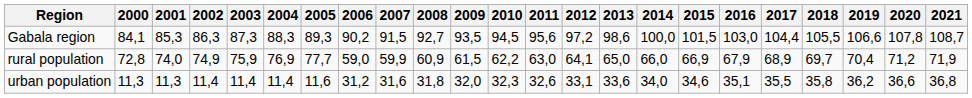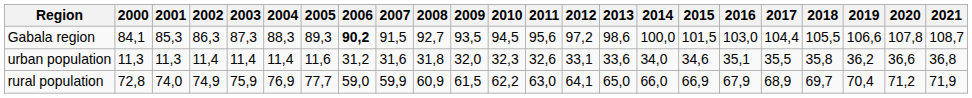(356, 37) normal -> (356, 37) bold
rows swapped: (60, 81) <-> (56, 59)
